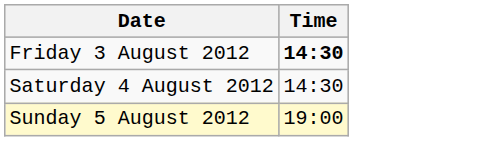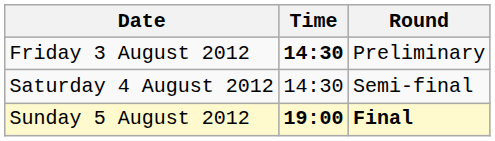+ column: (419, 21)
(313, 119) normal -> (313, 119) bold
